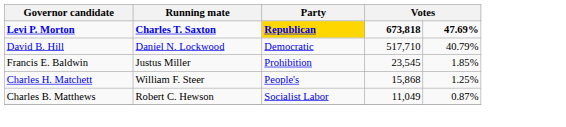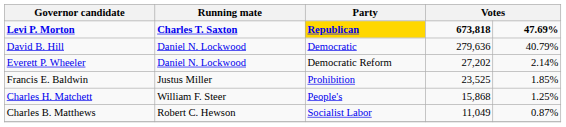(403, 46) 517,710 -> (473, 46) 279,636
+ row: (46, 63)
(406, 63) 23,545 -> (476, 79) 23,525
